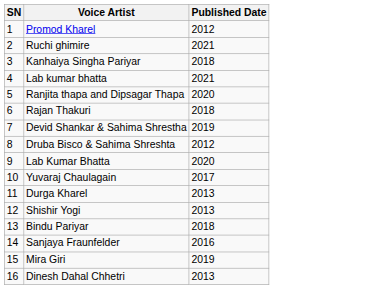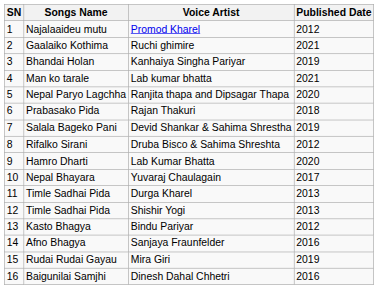+ column: (76, 12)
(203, 62) 2018 -> (308, 62) 2019
(203, 227) 2018 -> (308, 227) 2012
(203, 276) 2013 -> (308, 276) 2016
